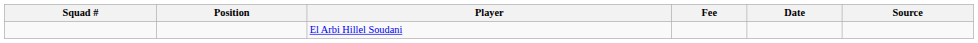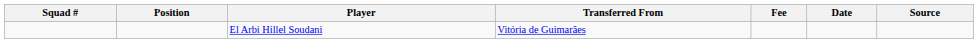+ column: (623, 13)
